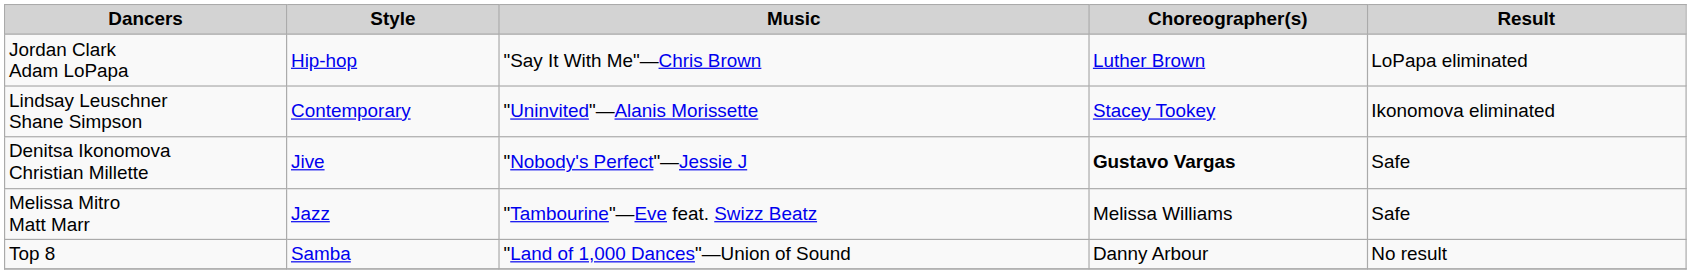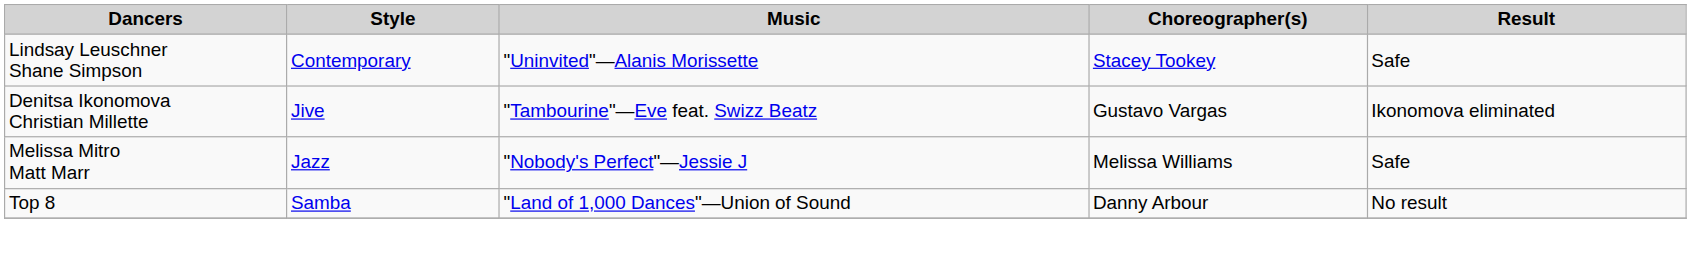- row: (69, 60)
(1463, 111) Ikonomova eliminated -> (1391, 60) Safe
(625, 162) "Nobody's Perfect"—Jessie J -> (660, 111) "Tambourine"—Eve feat. Swizz Beatz
(1164, 162) bold -> (1160, 111) normal
(1391, 162) Safe -> (1463, 111) Ikonomova eliminated
(660, 213) "Tambourine"—Eve feat. Swizz Beatz -> (625, 162) "Nobody's Perfect"—Jessie J
